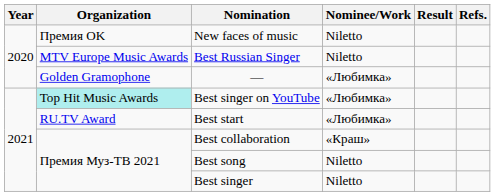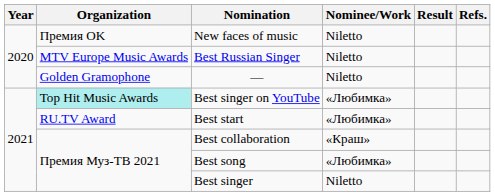(359, 77) «Любимка» -> (344, 77) Niletto
(344, 160) Niletto -> (359, 160) «Любимка»
